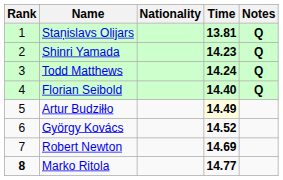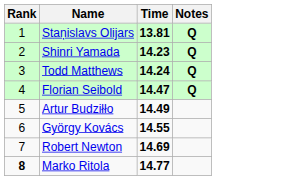- column: (170, 14)
(221, 90) 14.40 -> (155, 90) 14.47
(221, 109) lightyellow background -> (155, 109) no background
(221, 128) 14.52 -> (155, 128) 14.55
